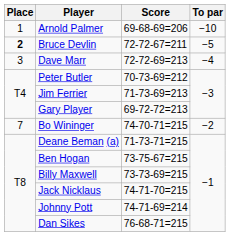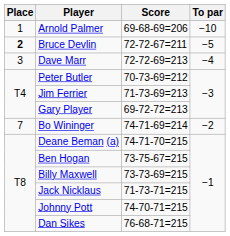(156, 126) 74-70-71=215 -> (156, 126) 74-71-69=214
(156, 142) 71-73-71=215 -> (156, 142) 74-71-70=215
(156, 191) 74-71-70=215 -> (156, 191) 71-73-71=215
(156, 207) 74-71-69=214 -> (156, 207) 74-70-71=215
